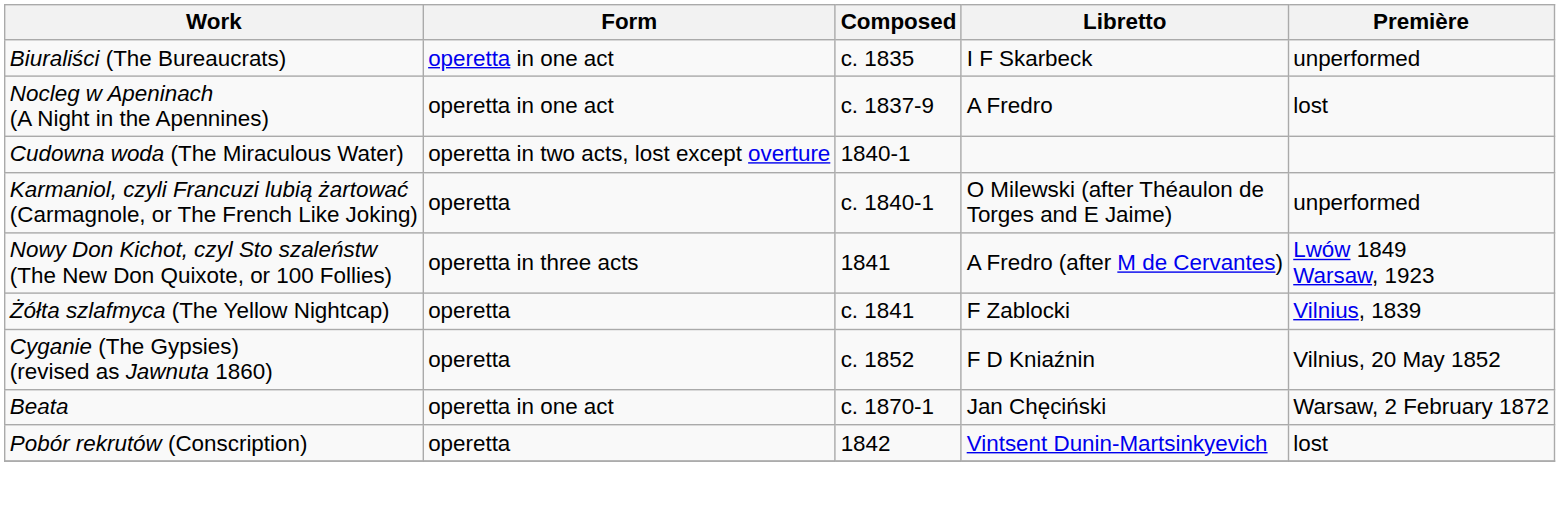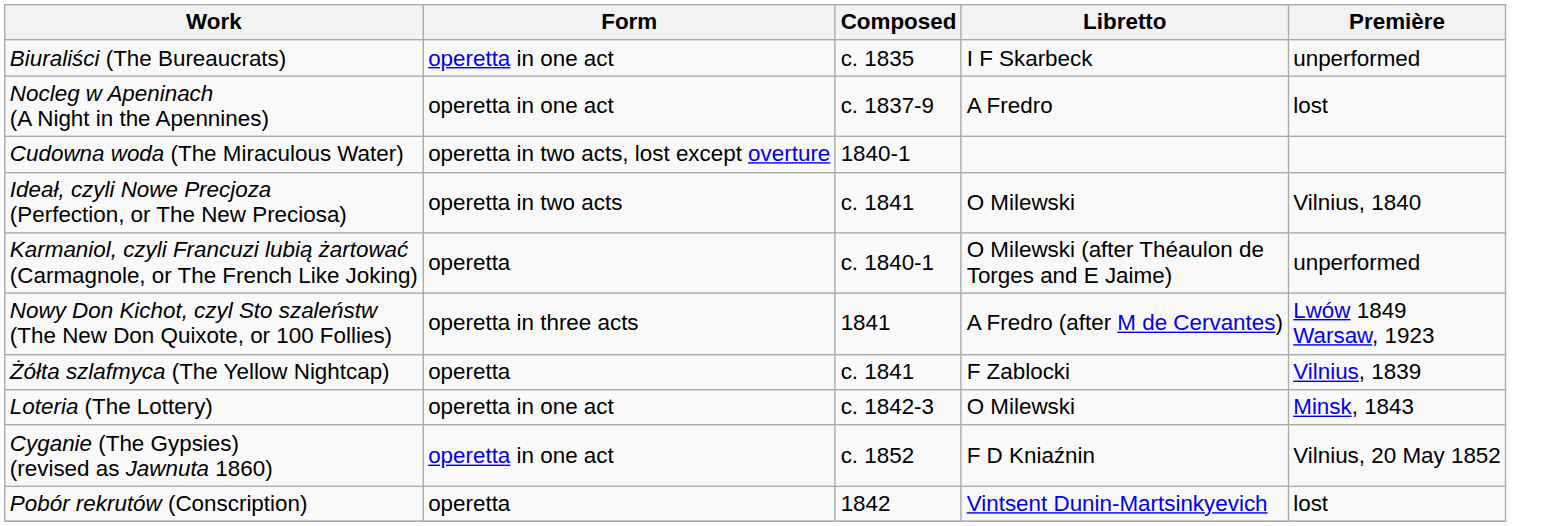+ row: (178, 202)
+ row: (111, 407)
(469, 359) operetta -> (521, 455) operetta in one act
- row: (39, 407)
